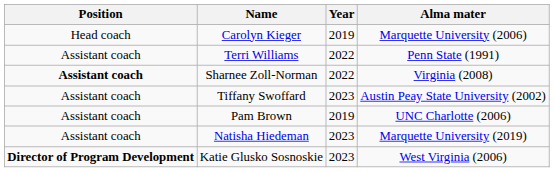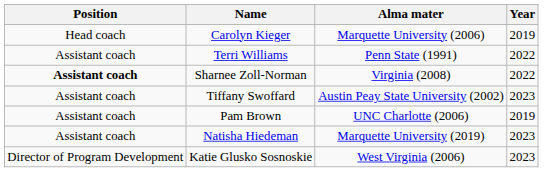columns swapped: (342, 14) <-> (453, 14)
(101, 156) bold -> (95, 156) normal
